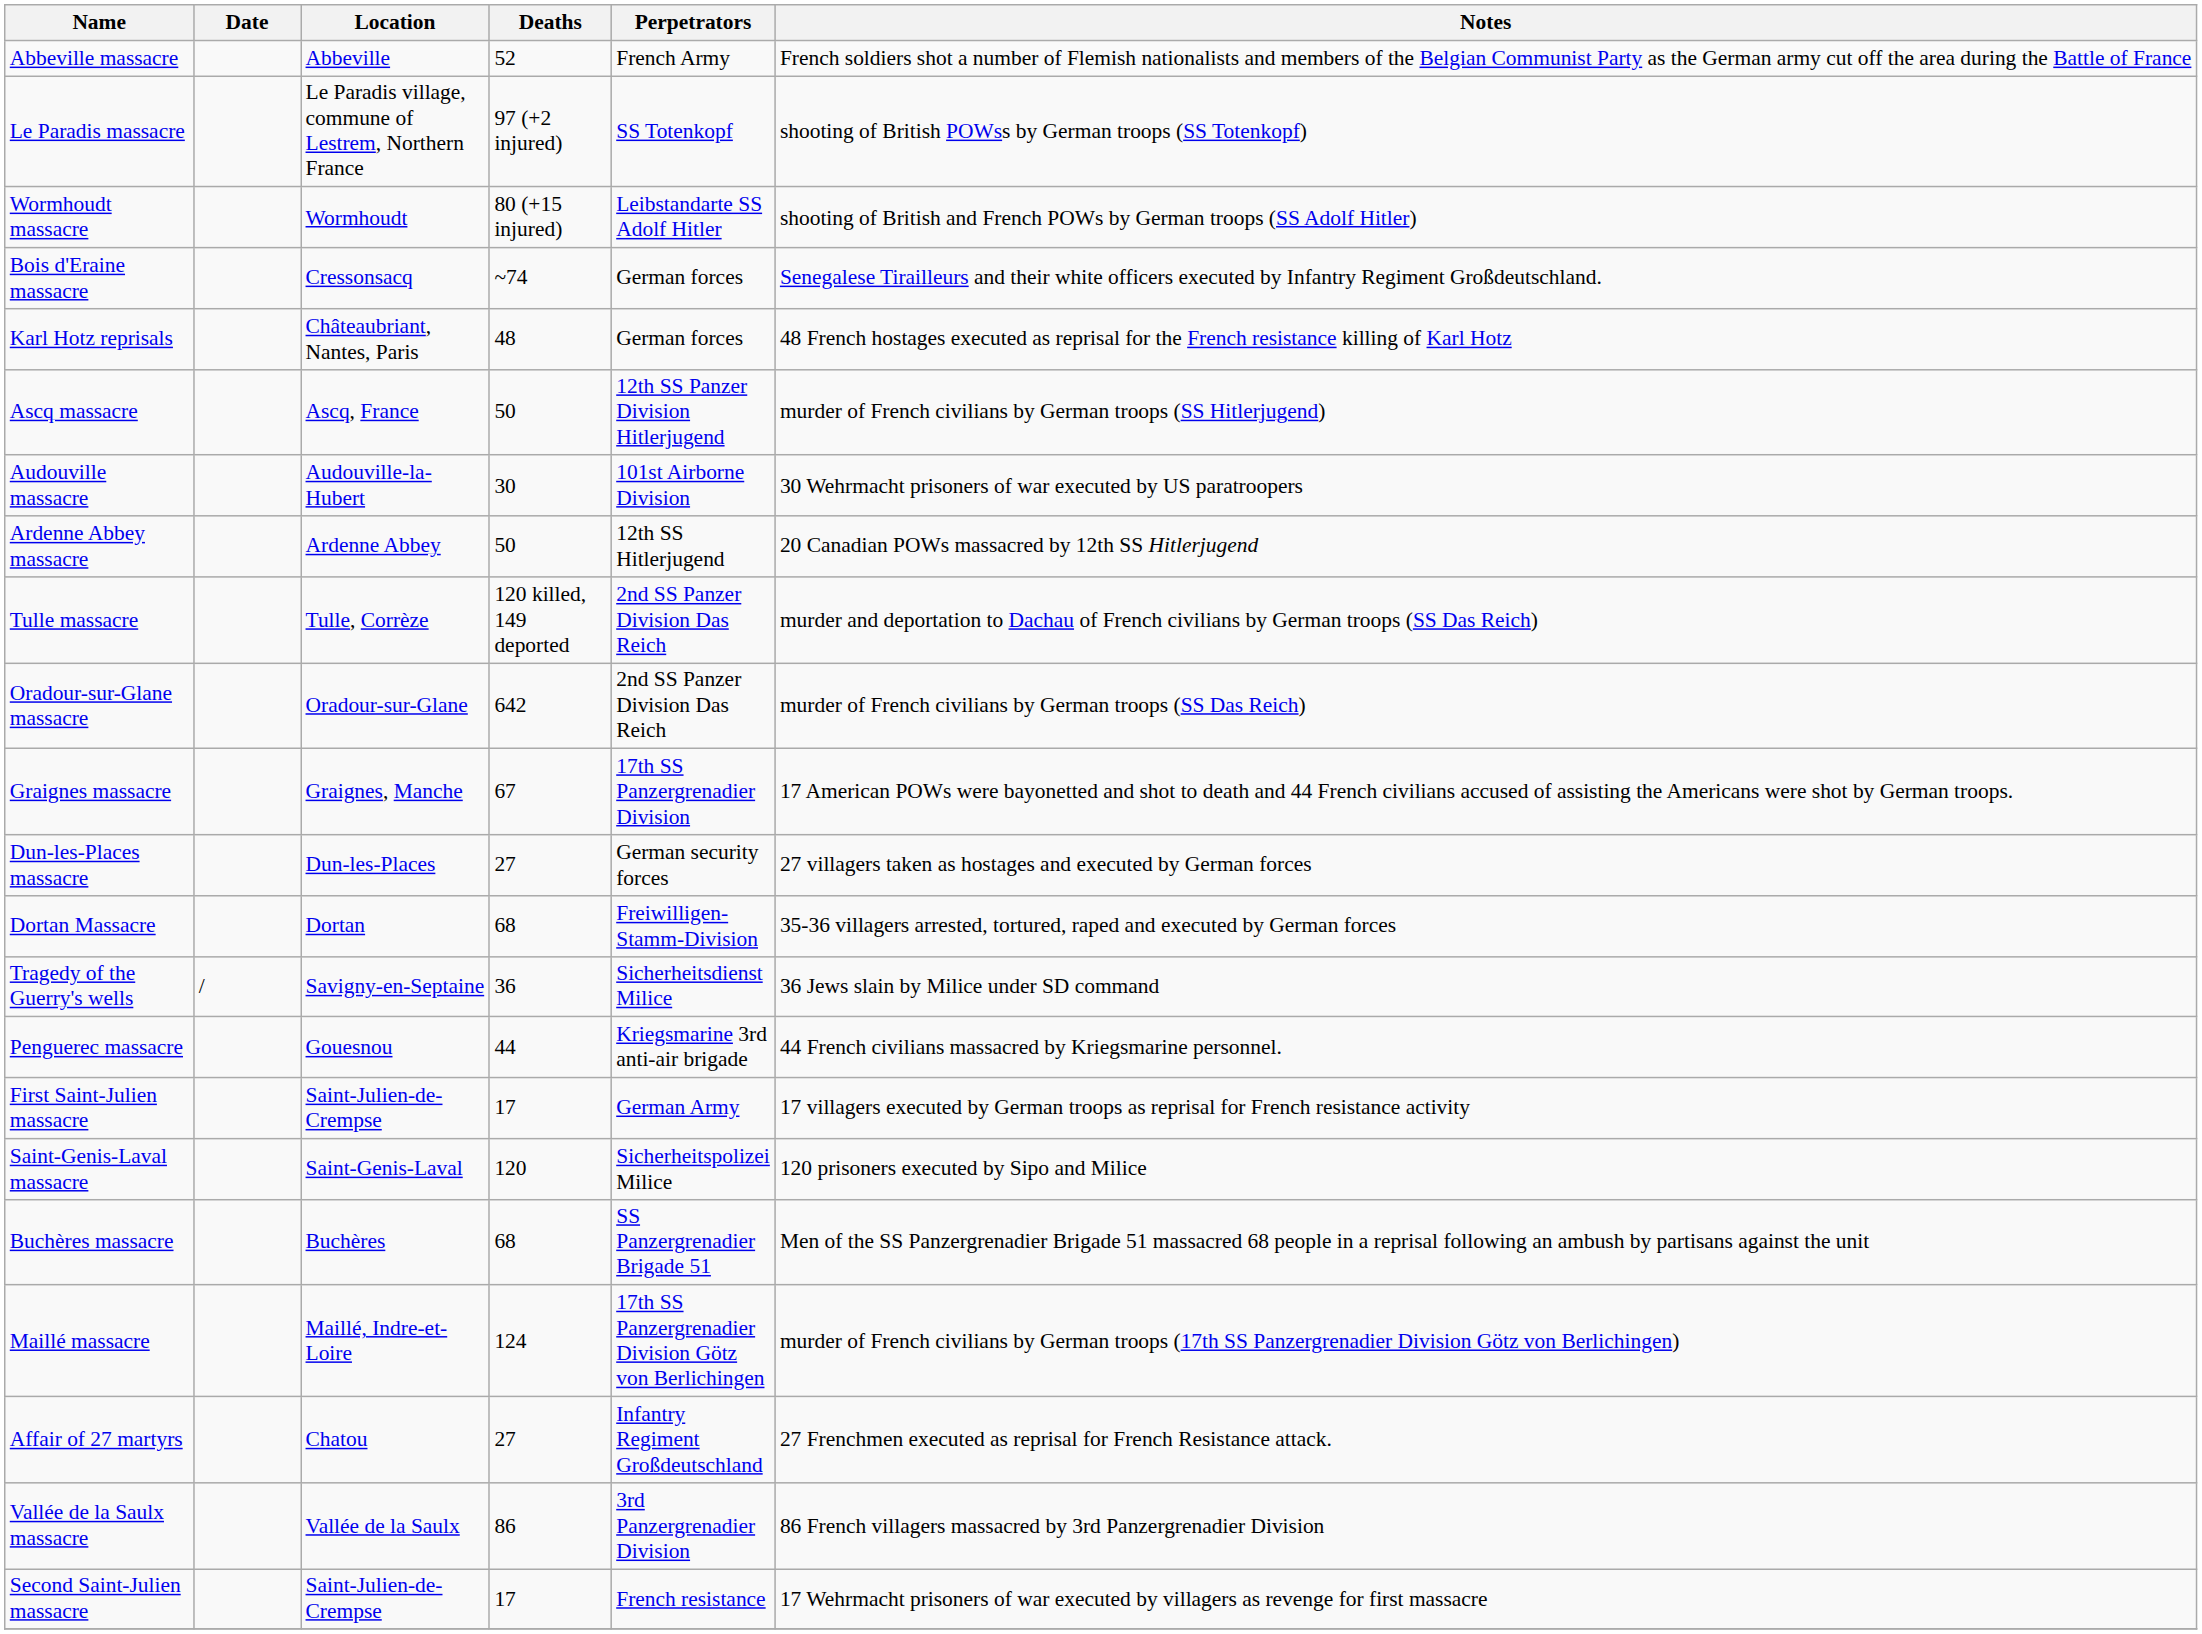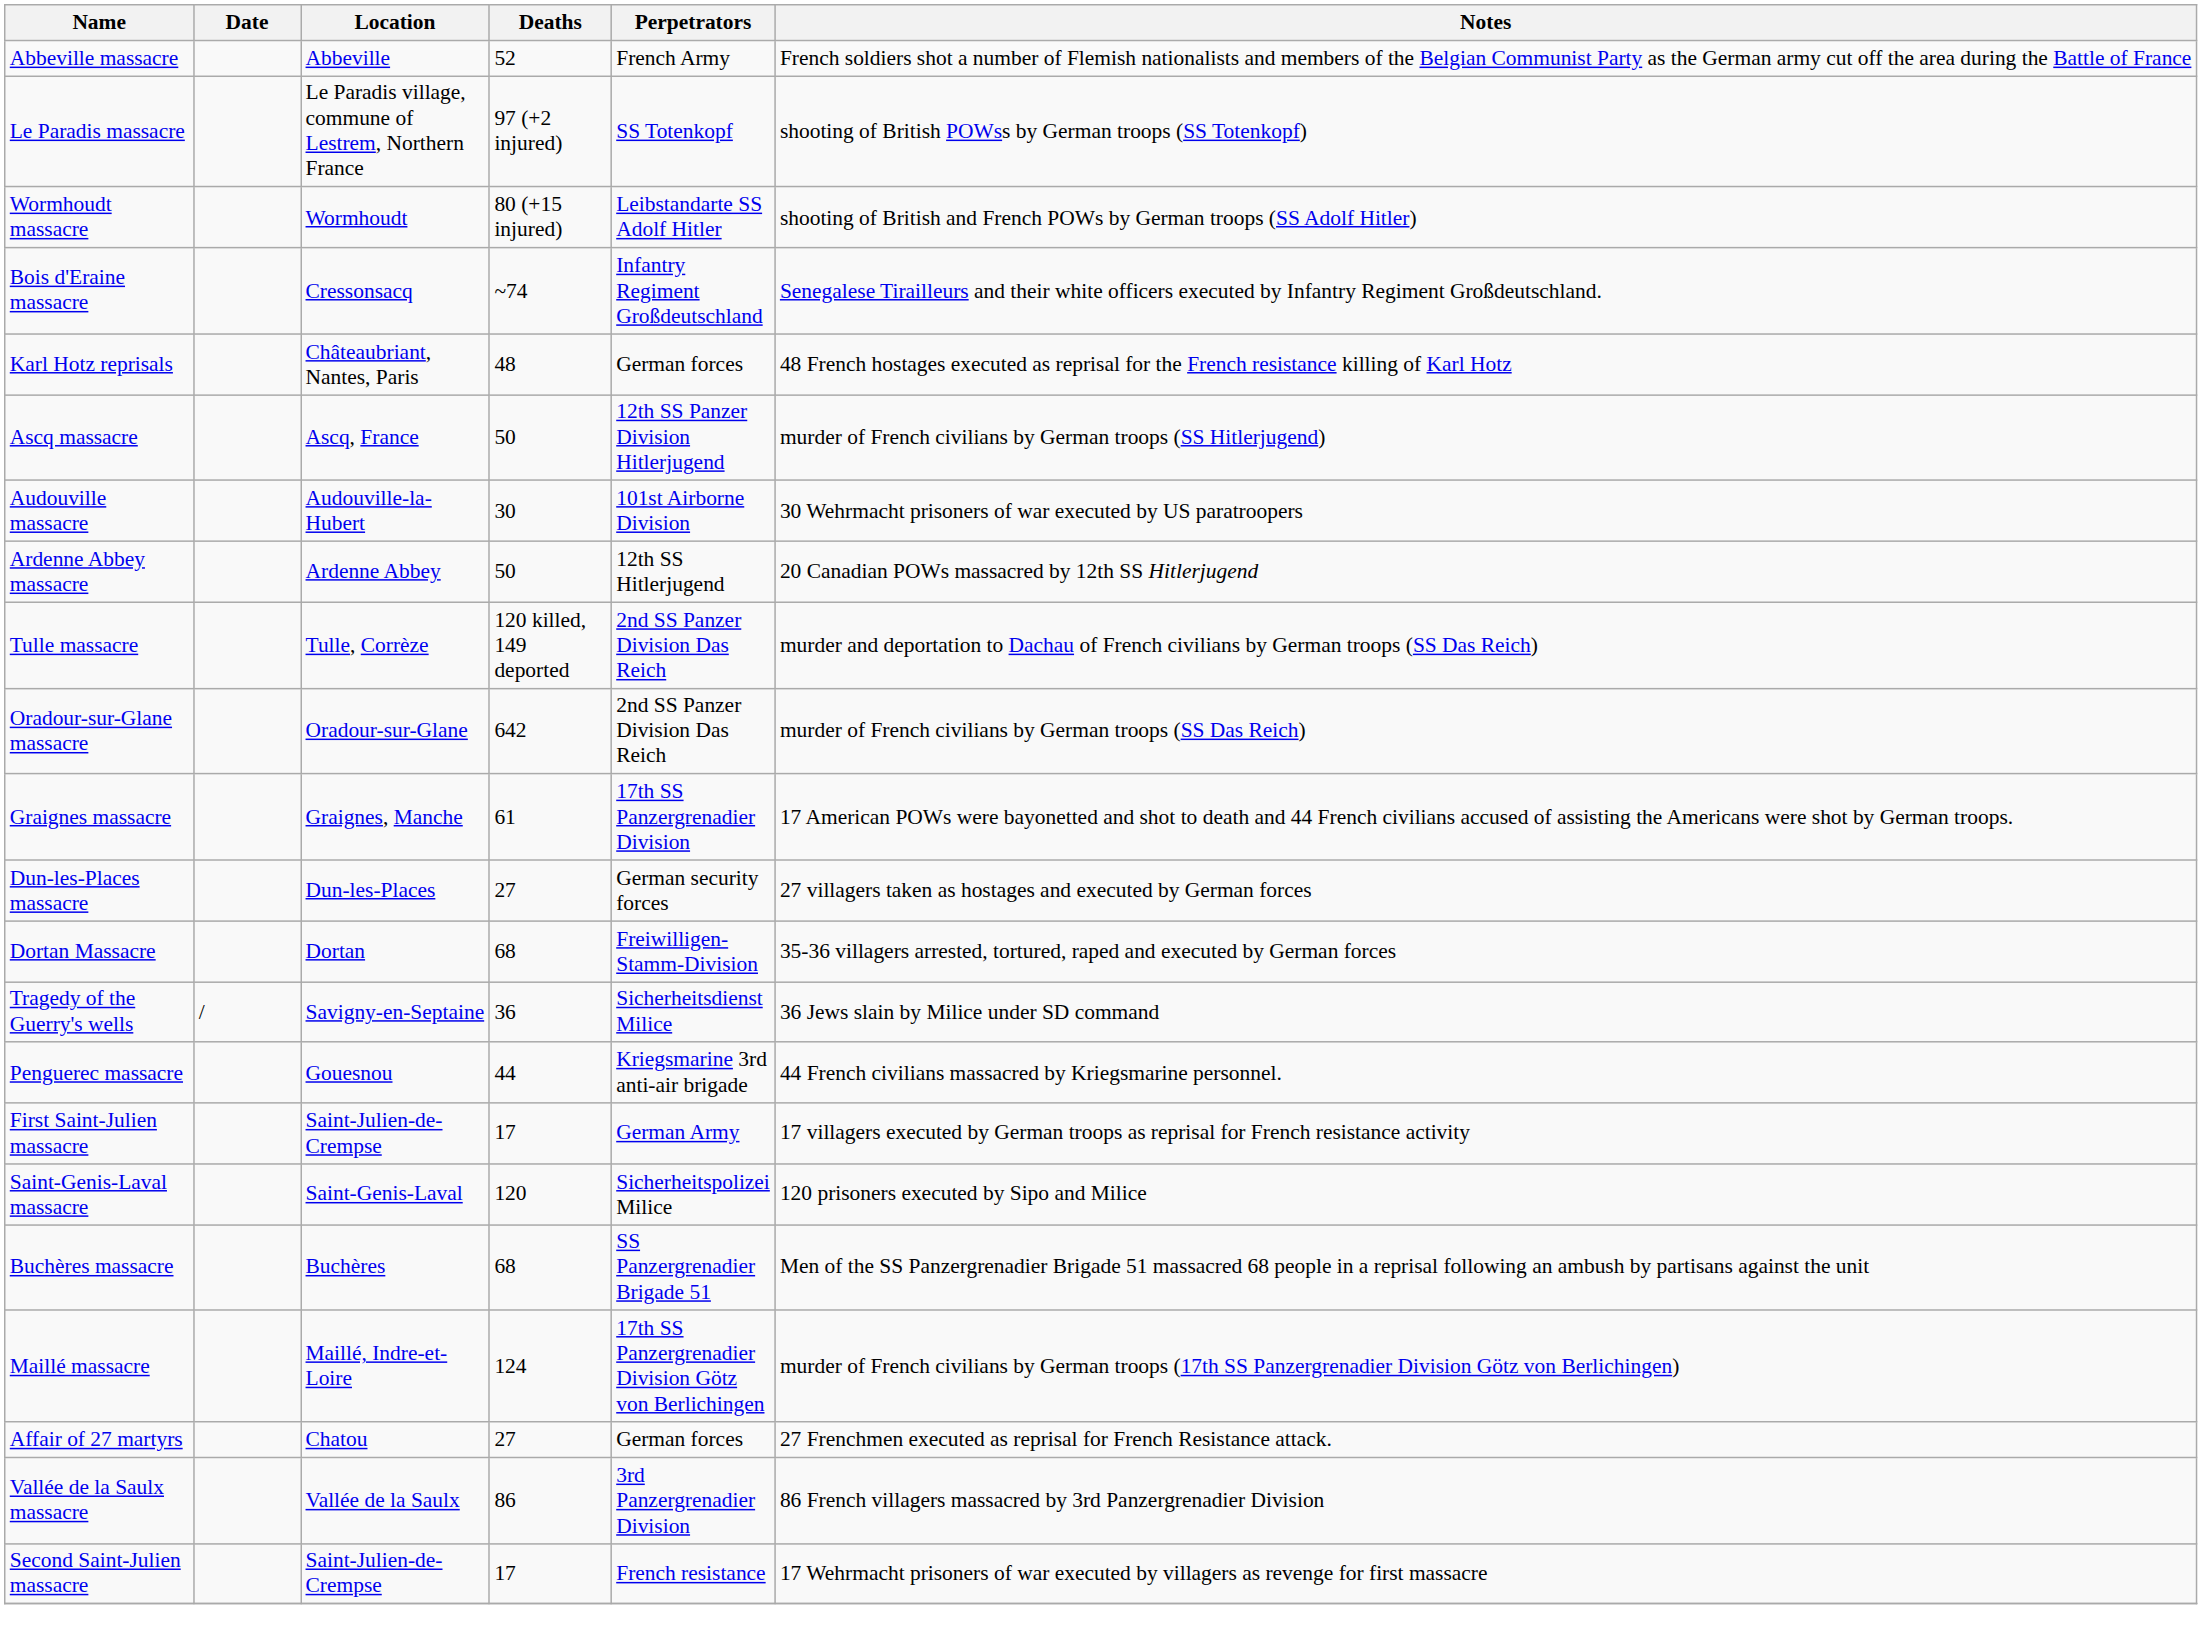(680, 278) German forces -> (689, 290) Infantry Regiment Großdeutschland
(505, 791) 67 -> (505, 817) 61
(689, 1439) Infantry Regiment Großdeutschland -> (680, 1439) German forces
